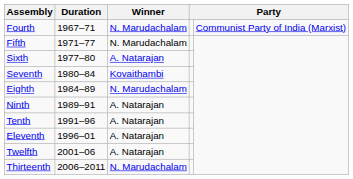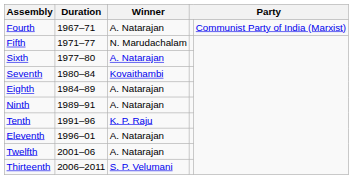(148, 27) N. Marudachalam -> (137, 27) A. Natarajan
(148, 89) N. Marudachalam -> (137, 89) A. Natarajan
(137, 120) A. Natarajan -> (131, 120) K. P. Raju
(148, 167) N. Marudachalam -> (141, 167) S. P. Velumani
